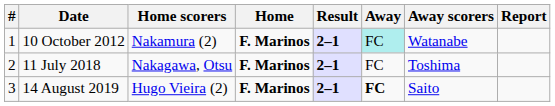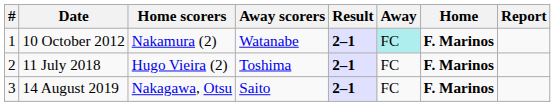columns swapped: (274, 16) <-> (451, 16)
(182, 64) Nakagawa, Otsu -> (180, 64) Hugo Vieira (2)
(180, 88) Hugo Vieira (2) -> (182, 88) Nakagawa, Otsu
(375, 88) bold -> (390, 88) normal
